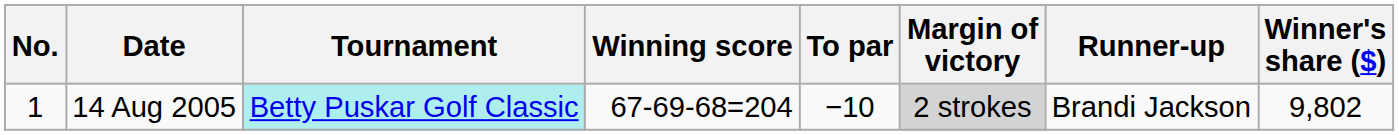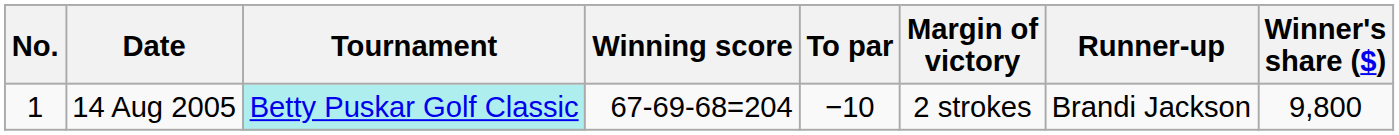(972, 107) lightgrey background -> (972, 107) no background
(1325, 107) 9,802 -> (1325, 107) 9,800
